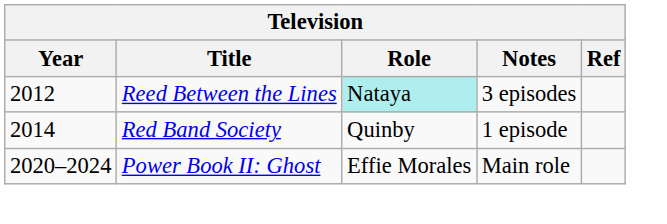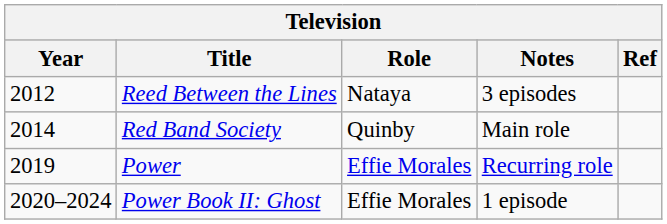(379, 93) paleturquoise background -> (379, 93) no background
(525, 129) 1 episode -> (526, 129) Main role
+ row: (151, 165)
(526, 165) Main role -> (525, 201) 1 episode
